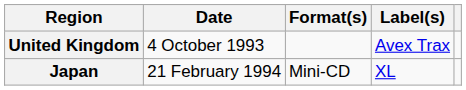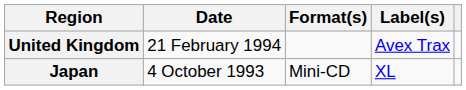(206, 44) 4 October 1993 -> (214, 44) 21 February 1994
(214, 71) 21 February 1994 -> (206, 71) 4 October 1993
